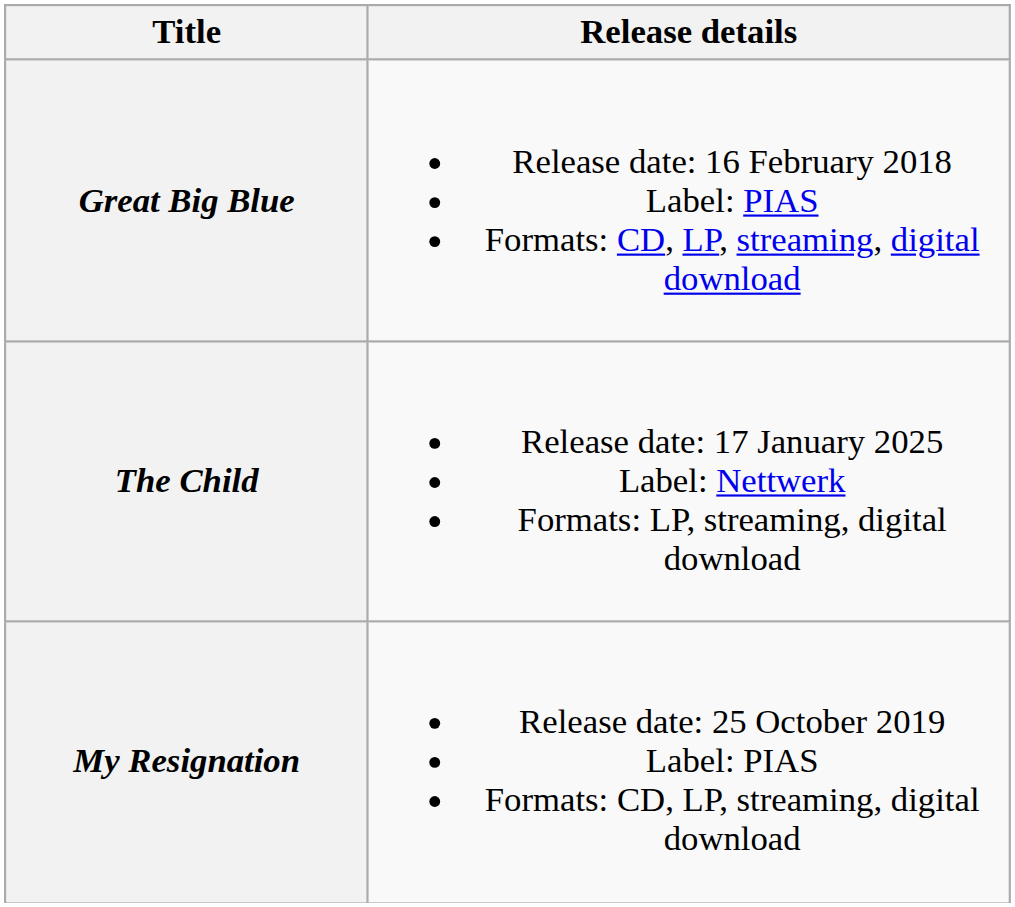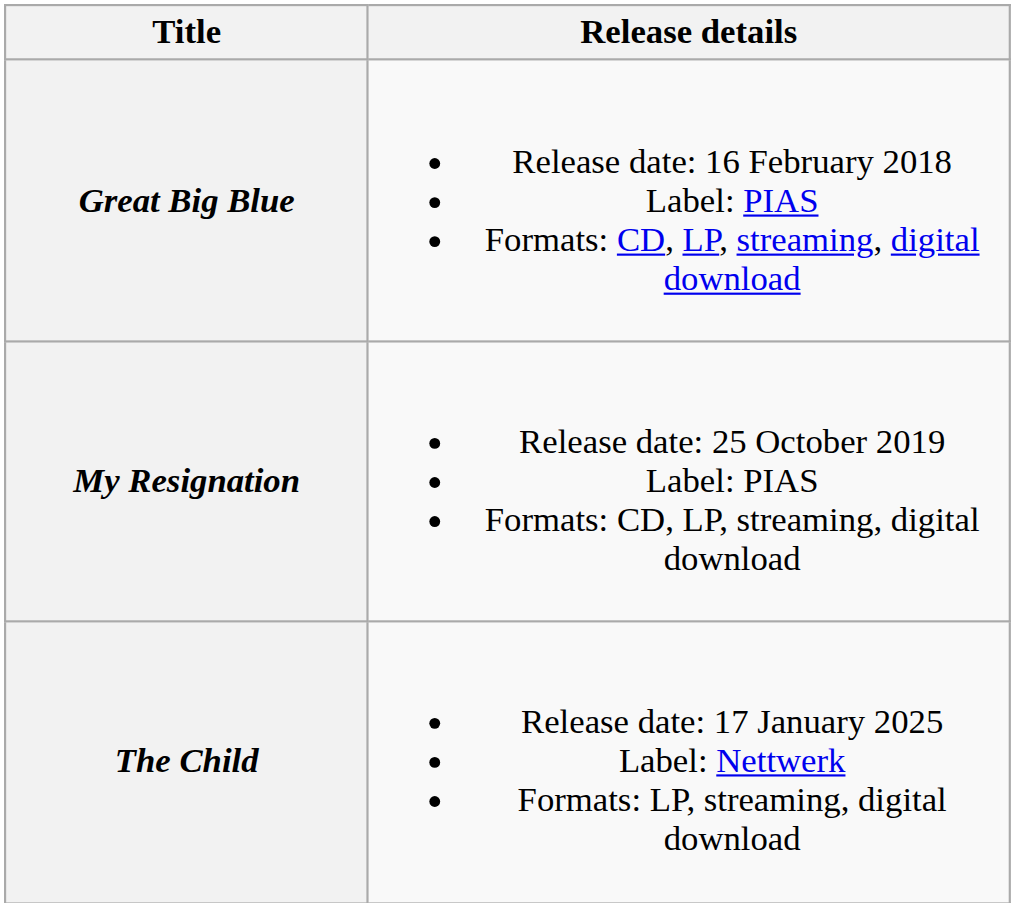rows swapped: (187, 761) <-> (187, 480)
